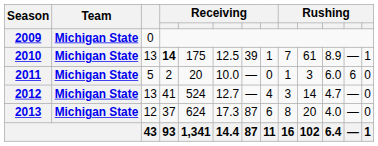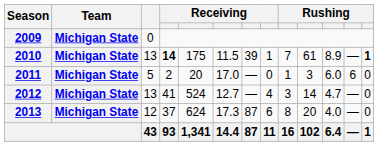(228, 56) 12.5 -> (228, 56) 11.5
(368, 56) normal -> (368, 56) bold
(228, 75) 10.0 -> (228, 75) 17.0
